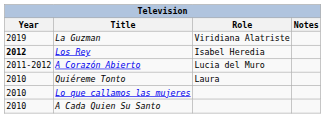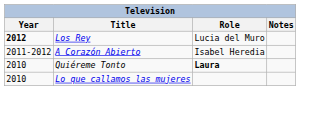- row: (78, 38)
(230, 52) Isabel Heredia -> (230, 38) Lucia del Muro
(230, 65) Lucia del Muro -> (230, 52) Isabel Heredia
(207, 79) normal -> (207, 65) bold
- row: (108, 106)
